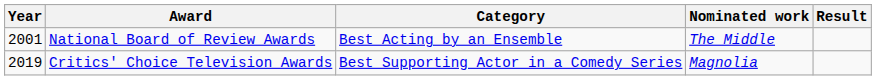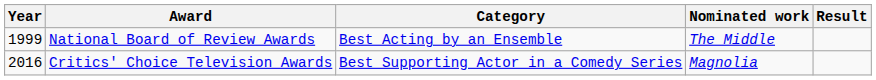(25, 40) 2001 -> (25, 40) 1999
(25, 63) 2019 -> (25, 63) 2016
